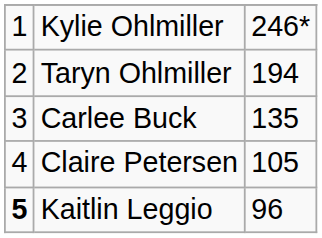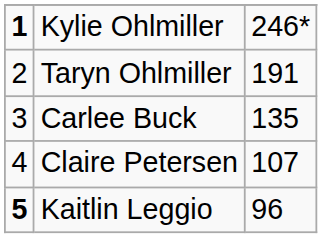(19, 27) normal -> (19, 27) bold
(275, 72) 194 -> (275, 72) 191
(275, 163) 105 -> (275, 163) 107
